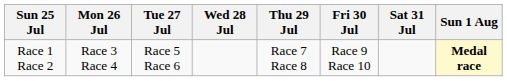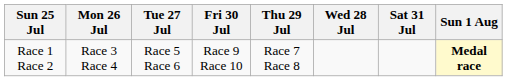columns swapped: (225, 22) <-> (349, 22)
